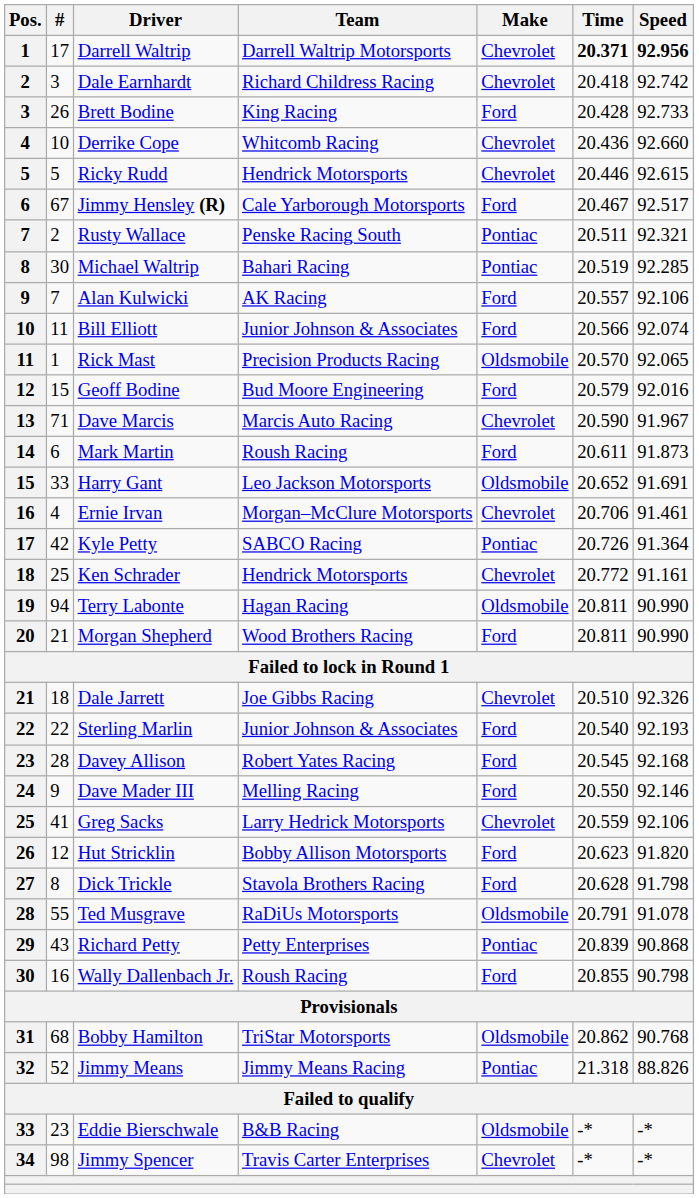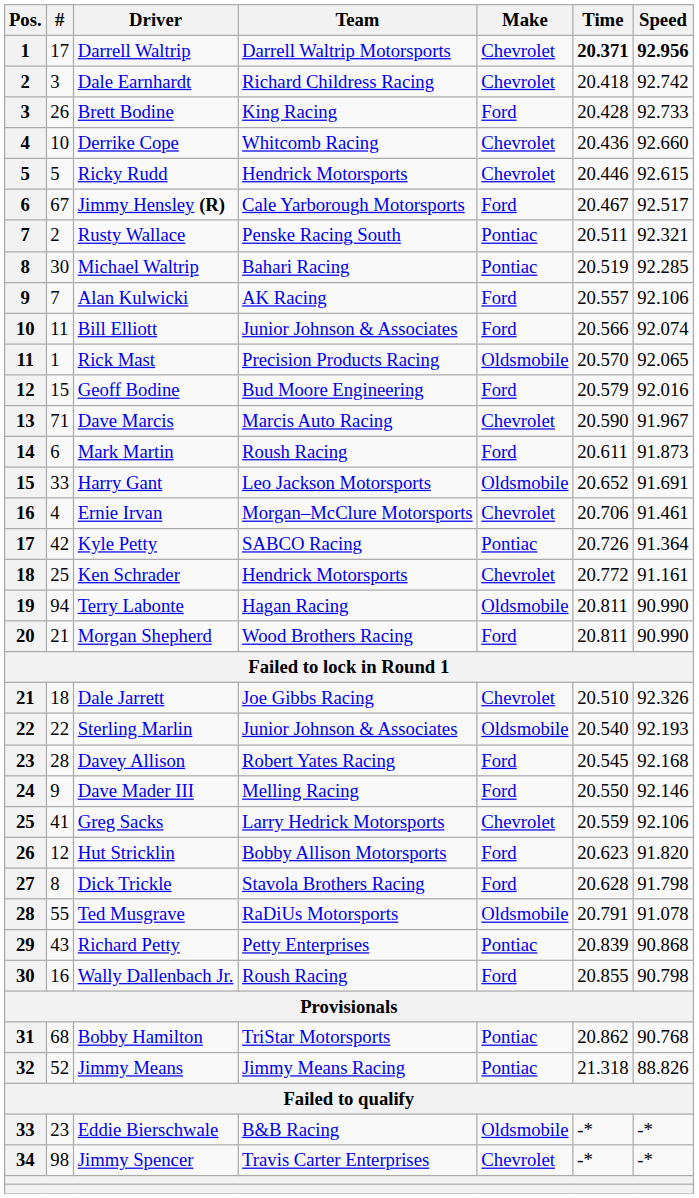(499, 729) Ford -> (525, 729) Oldsmobile
(525, 1037) Oldsmobile -> (509, 1037) Pontiac
